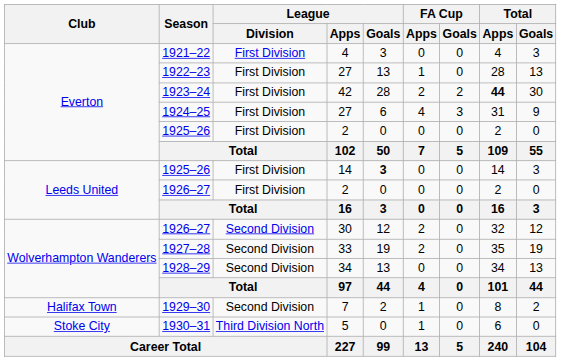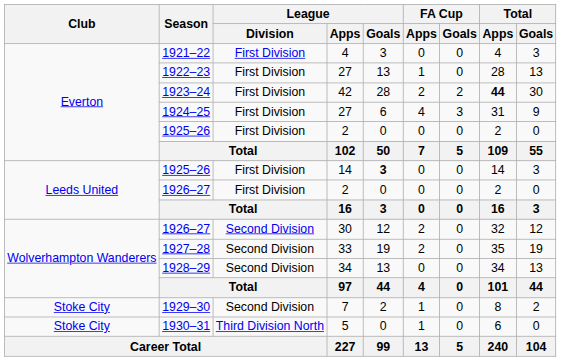(82, 307) Halifax Town -> (82, 307) Stoke City
